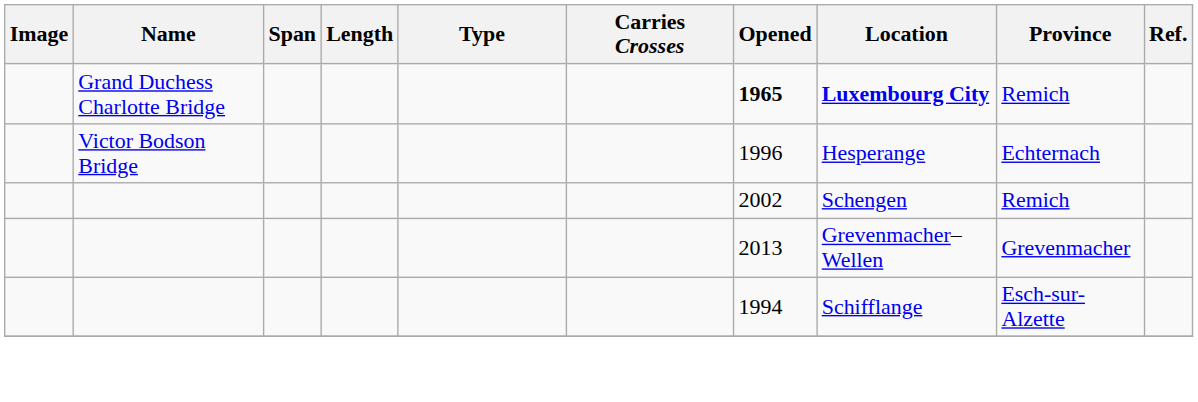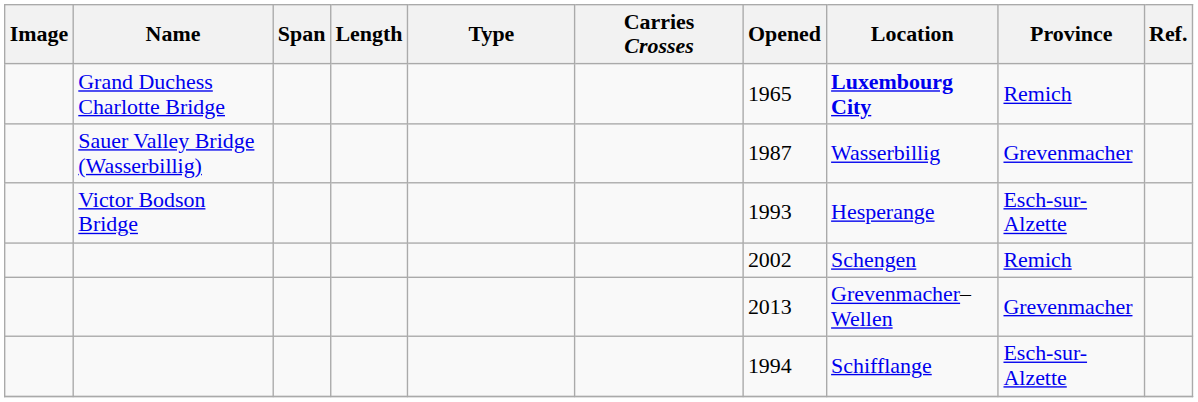(760, 93) bold -> (770, 93) normal
+ row: (39, 153)
(760, 153) 1996 -> (770, 212) 1993
(1051, 153) Echternach -> (1045, 212) Esch-sur-Alzette
